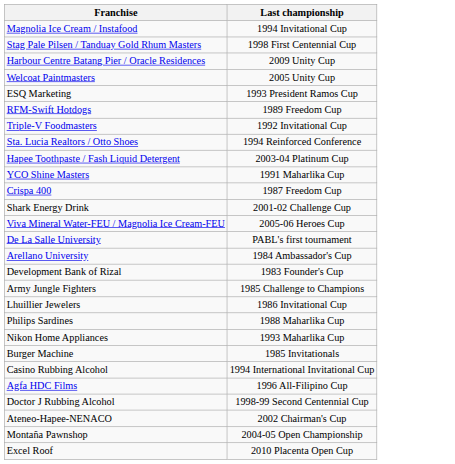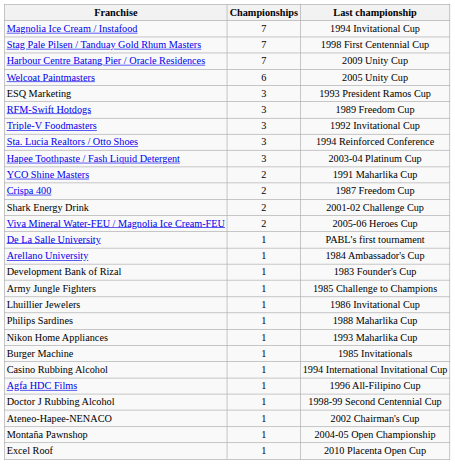+ column: (264, 12)
